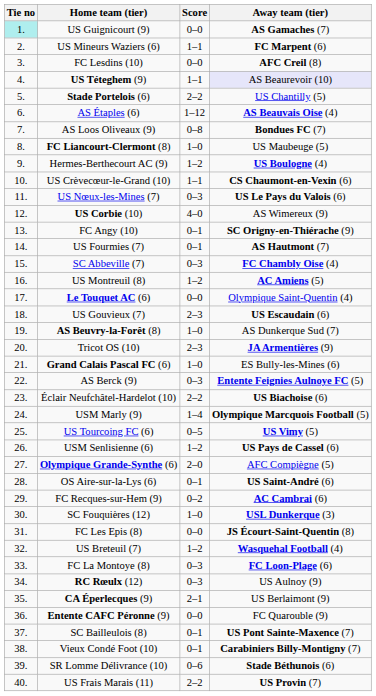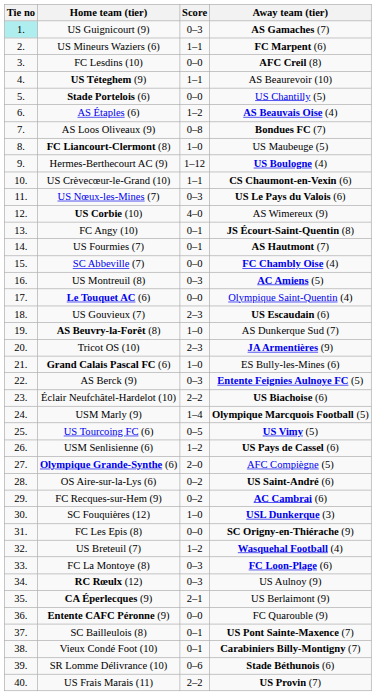(195, 29) 0–0 -> (195, 29) 0–3
(290, 79) lavender background -> (290, 79) no background
(195, 96) 2–2 -> (195, 96) 0–0
(195, 113) 1–12 -> (195, 113) 1–2
(195, 163) 1–2 -> (195, 163) 1–12
(290, 230) SC Origny-en-Thiérache (9) -> (290, 230) JS Écourt-Saint-Quentin (8)
(195, 264) 0–3 -> (195, 264) 0–0
(195, 280) 1–2 -> (195, 280) 0–3
(195, 481) 0–1 -> (195, 481) 0–2
(290, 532) JS Écourt-Saint-Quentin (8) -> (290, 532) SC Origny-en-Thiérache (9)
